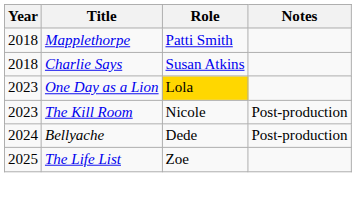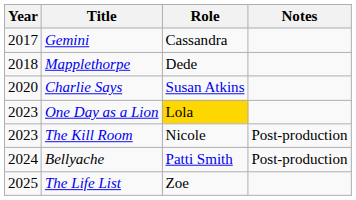+ row: (67, 40)
(199, 40) Patti Smith -> (181, 64) Dede
(23, 64) 2018 -> (23, 87) 2020
(181, 135) Dede -> (199, 159) Patti Smith
